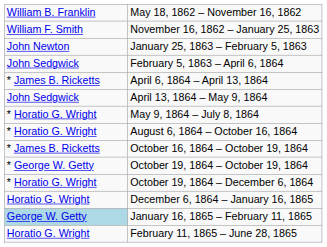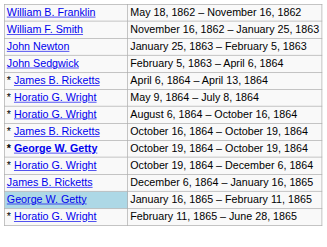- row: (199, 98)
(50, 166) normal -> (52, 149) bold
(48, 200) Horatio G. Wright -> (50, 183) James B. Ricketts
(48, 234) Horatio G. Wright -> (52, 217) * Horatio G. Wright
